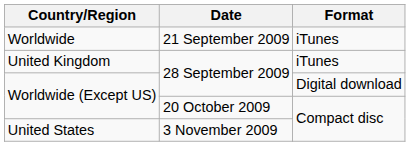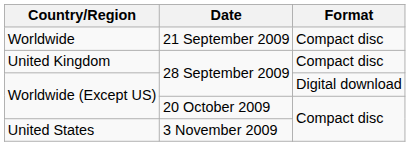(317, 38) iTunes -> (340, 38) Compact disc
(317, 61) iTunes -> (340, 61) Compact disc
